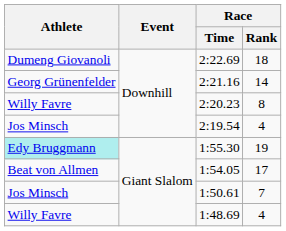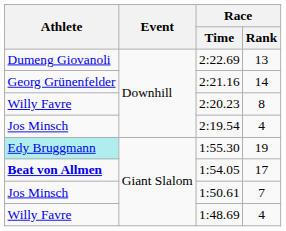(262, 60) 18 -> (262, 60) 13
(53, 170) normal -> (55, 170) bold
